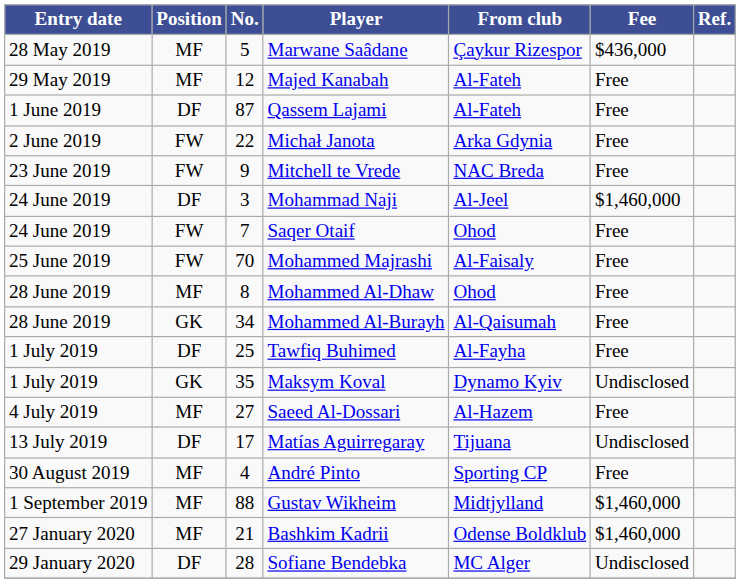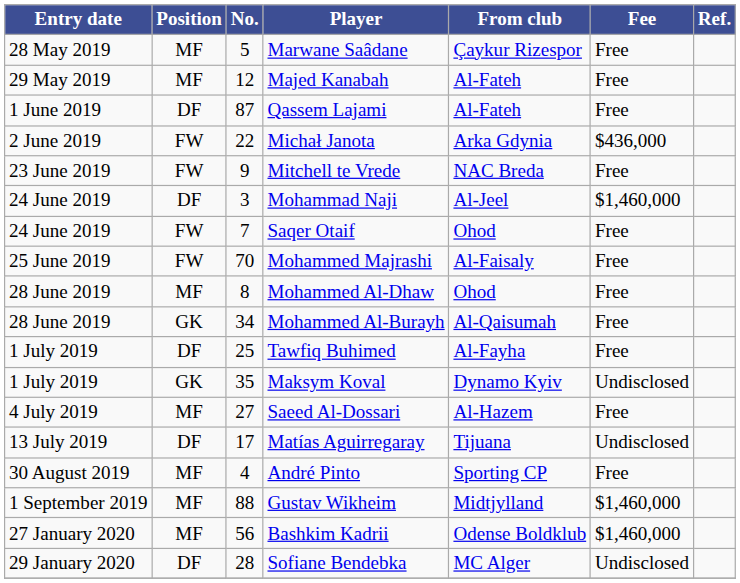(631, 49) $436,000 -> (612, 49) Free
(612, 140) Free -> (631, 140) $436,000
(245, 532) 21 -> (245, 532) 56
